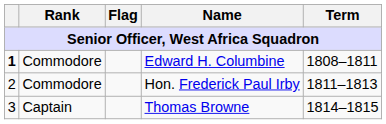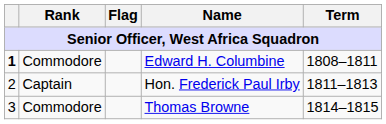(62, 84) Commodore -> (47, 84) Captain
(47, 107) Captain -> (62, 107) Commodore
